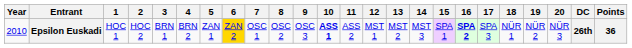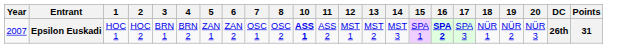- column: (305, 11)
(17, 30) 2010 -> (17, 30) 2007
(234, 30) gold background -> (234, 30) no background
(611, 30) 36 -> (587, 30) 31
